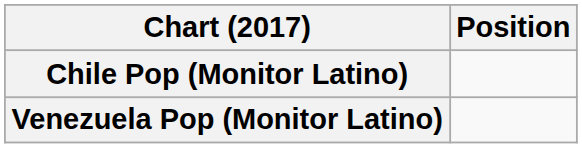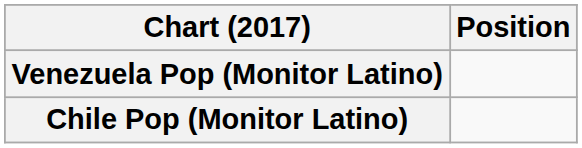rows swapped: (227, 73) <-> (227, 119)
